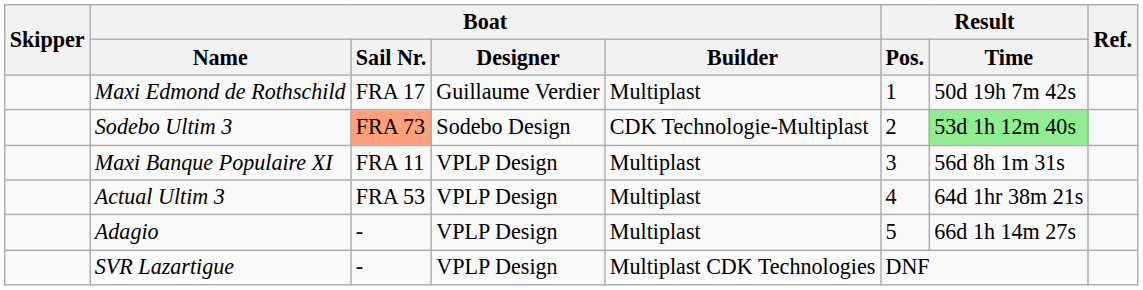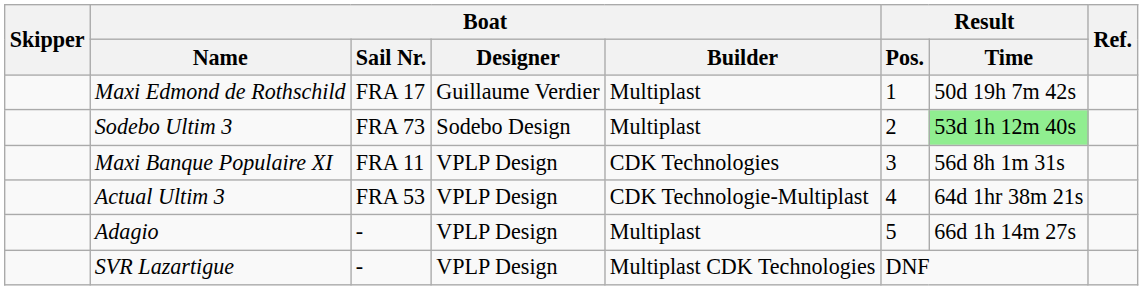(390, 127) lightsalmon background -> (390, 127) no background
(739, 127) CDK Technologie-Multiplast -> (655, 127) Multiplast
(655, 162) Multiplast -> (694, 162) CDK Technologies
(655, 197) Multiplast -> (739, 197) CDK Technologie-Multiplast
